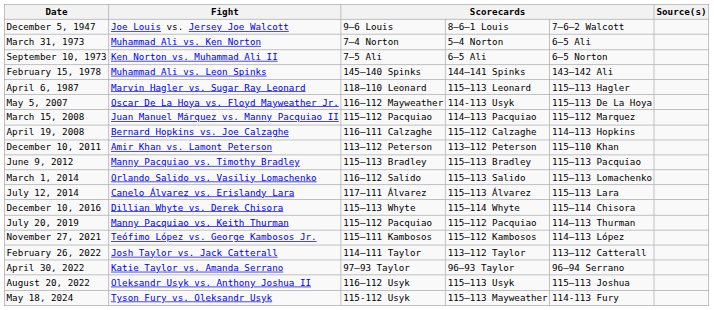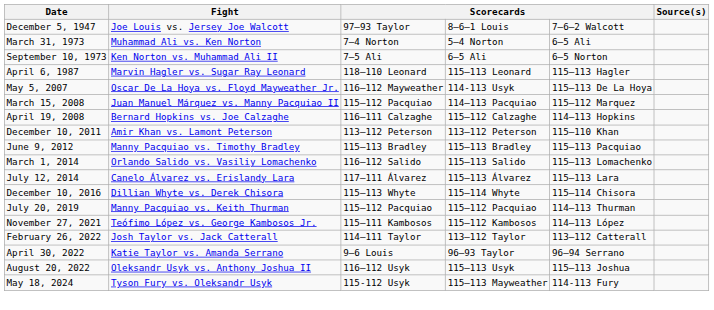(368, 27) 9–6 Louis -> (377, 27) 97–93 Taylor
- row: (54, 72)
(377, 268) 97–93 Taylor -> (368, 253) 9–6 Louis
